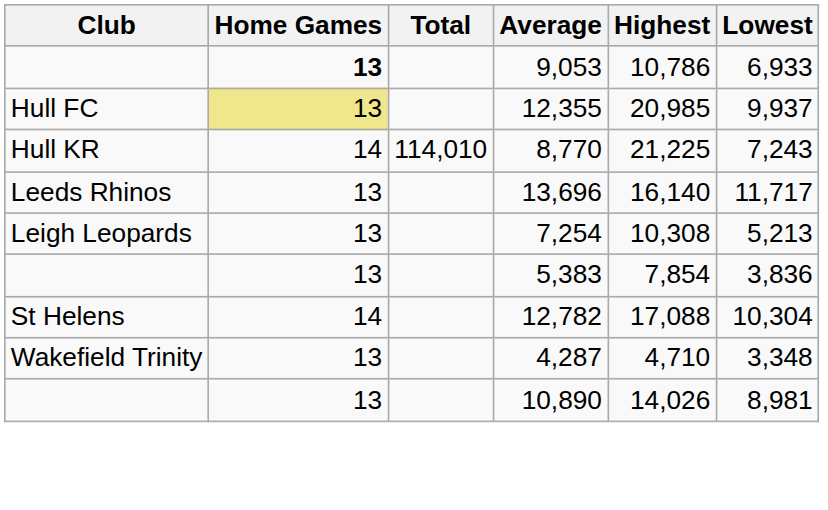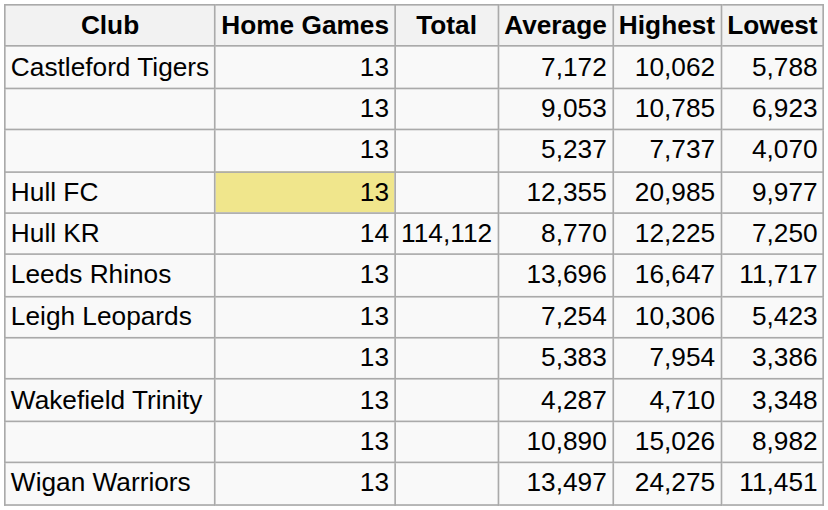+ row: (574, 66)
(368, 66) bold -> (374, 108) normal
(670, 66) 10,786 -> (675, 108) 10,785
(780, 66) 6,933 -> (785, 108) 6,923
+ row: (574, 150)
(780, 108) 9,937 -> (785, 191) 9,977
(441, 150) 114,010 -> (447, 233) 114,112
(670, 150) 21,225 -> (675, 233) 12,225
(780, 150) 7,243 -> (785, 233) 7,250
(670, 191) 16,140 -> (675, 274) 16,647
(670, 233) 10,308 -> (675, 316) 10,306
(780, 233) 5,213 -> (785, 316) 5,423
(677, 274) 7,854 -> (682, 358) 7,954
(780, 274) 3,836 -> (785, 358) 3,386
- row: (562, 316)
(670, 399) 14,026 -> (675, 441) 15,026
(780, 399) 8,981 -> (785, 441) 8,982
+ row: (567, 483)
